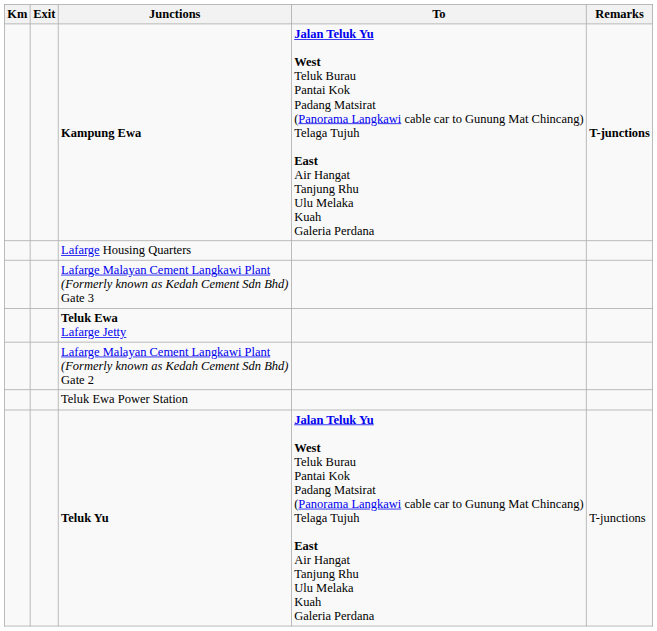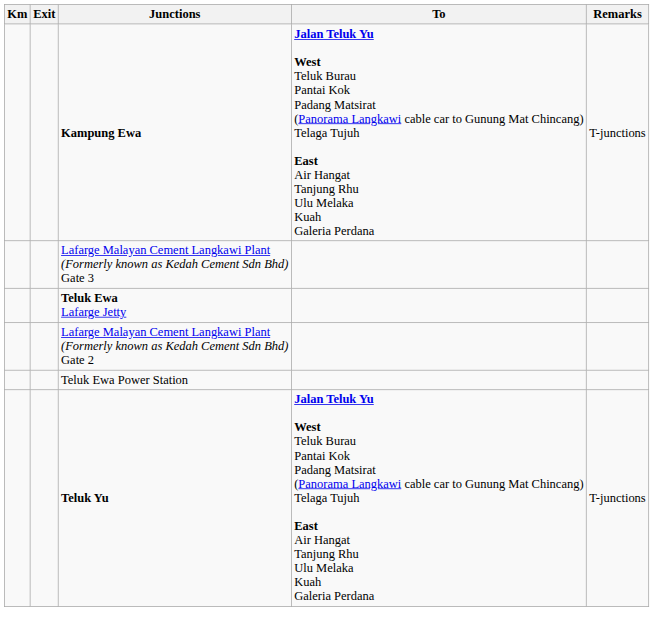(620, 132) bold -> (618, 132) normal
- row: (126, 250)
